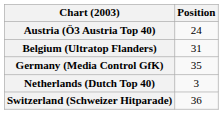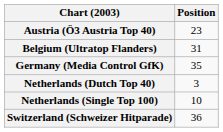(196, 30) 24 -> (196, 30) 23
+ row: (90, 100)
